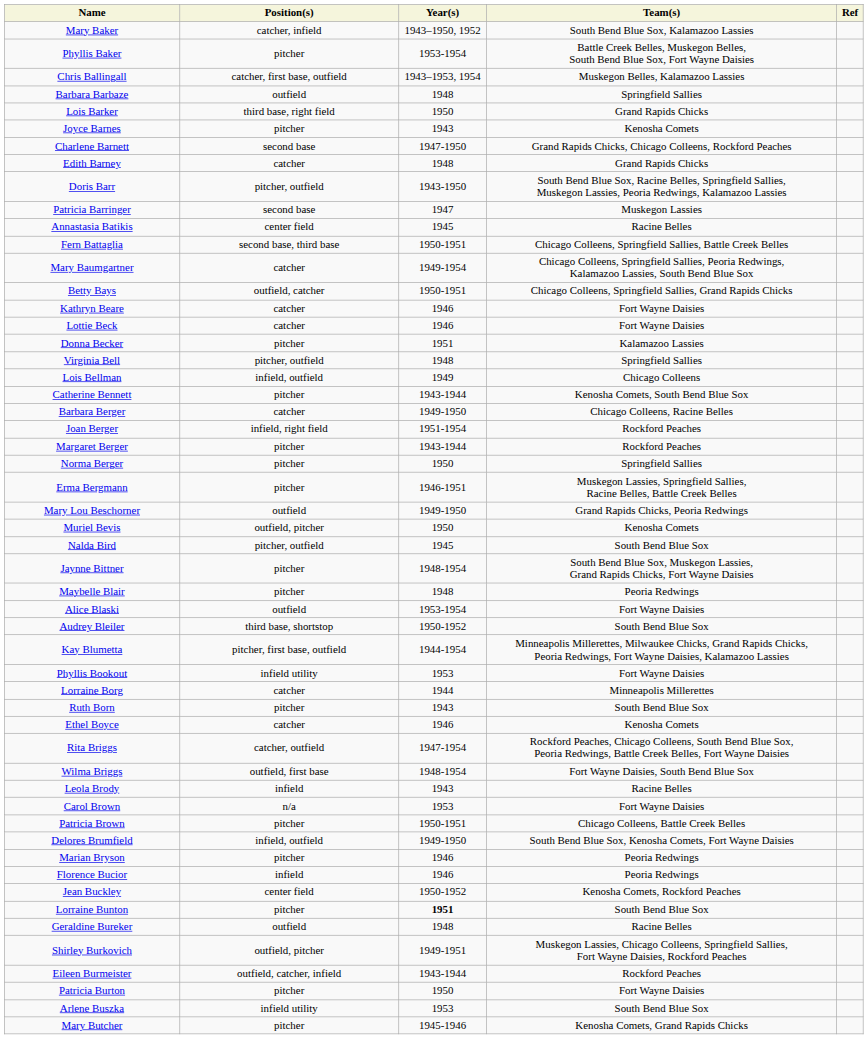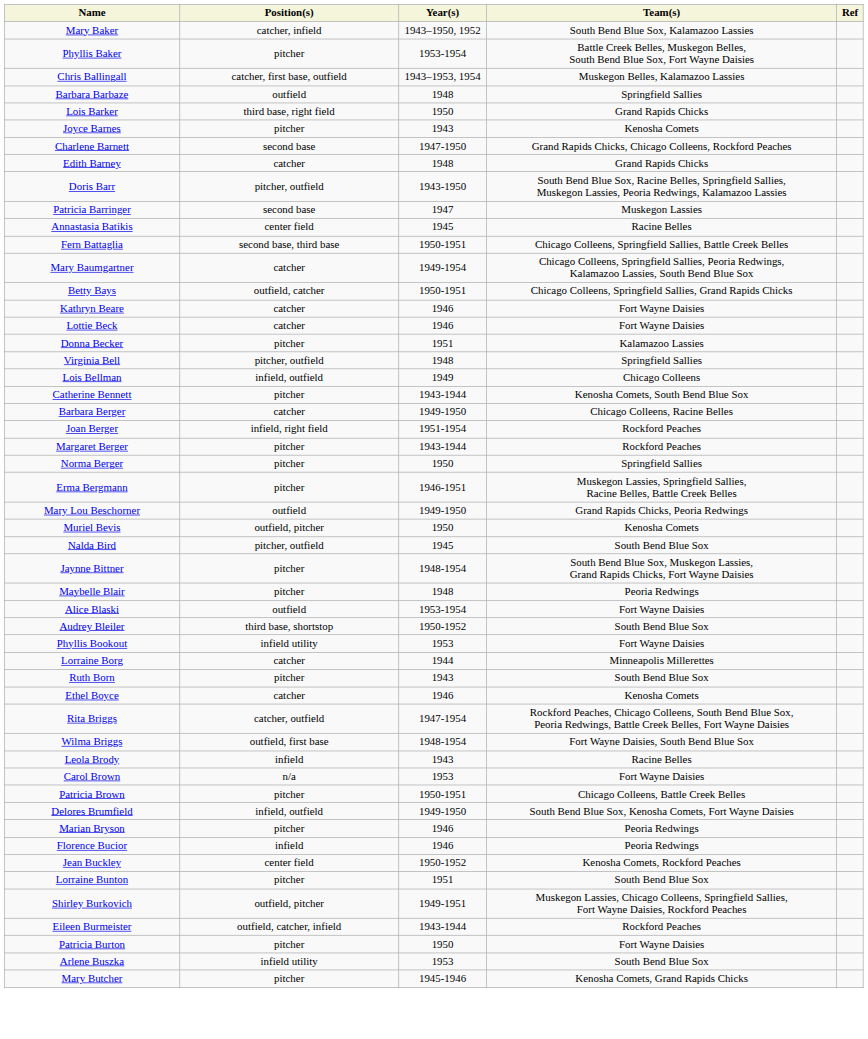- row: (92, 649)
(443, 909) bold -> (443, 880) normal
- row: (92, 927)
